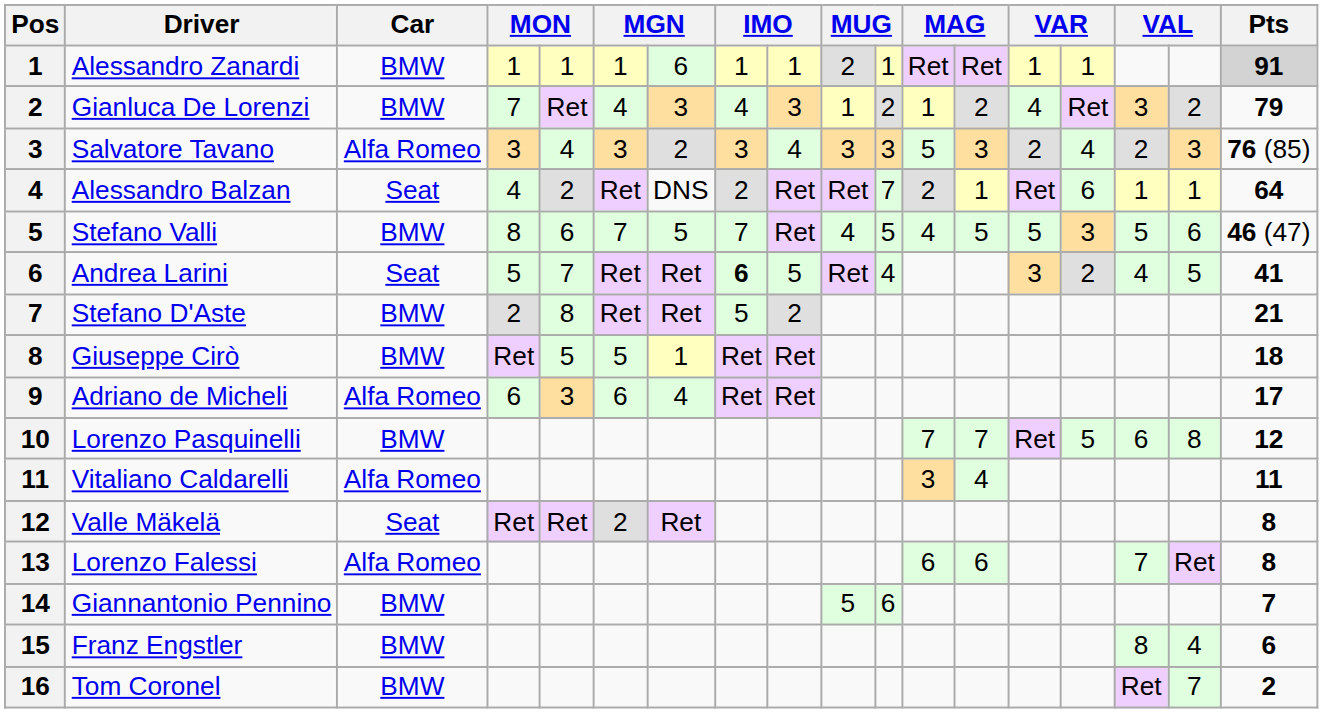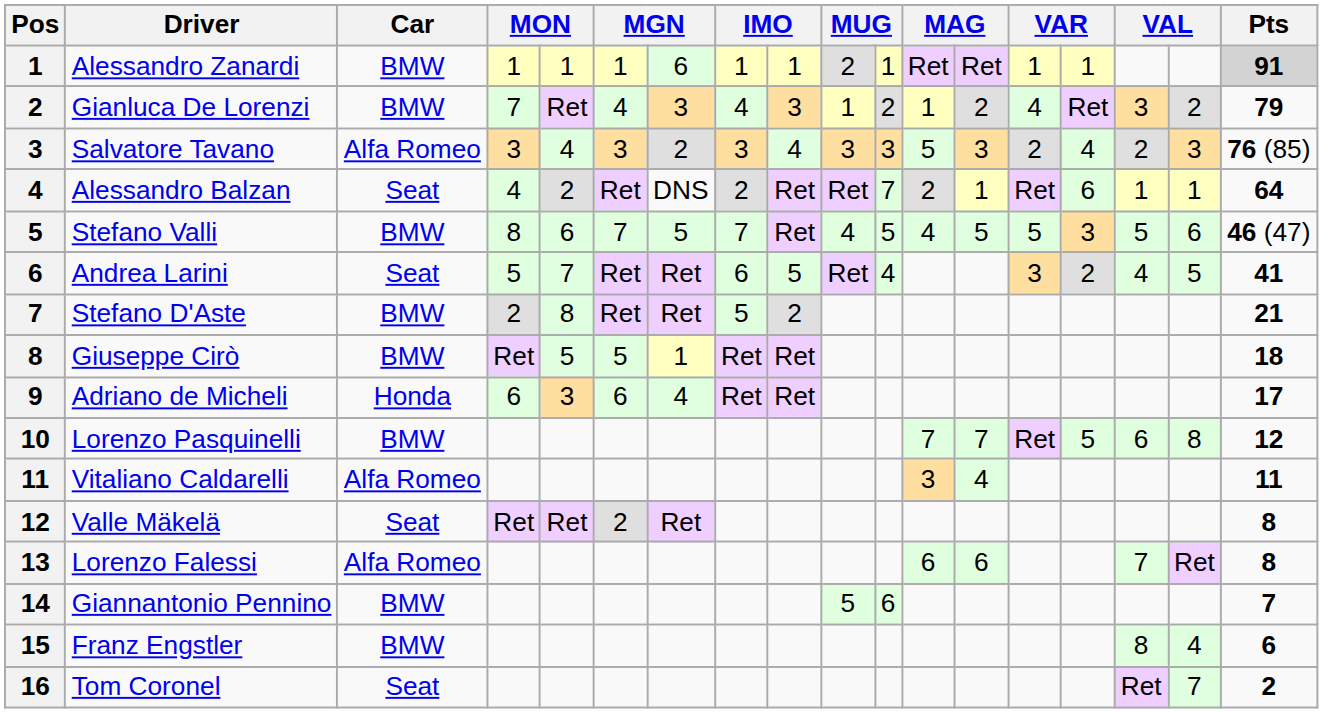(741, 273) bold -> (741, 273) normal
(412, 397) Alfa Romeo -> (412, 397) Honda
(412, 687) BMW -> (412, 687) Seat
